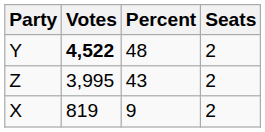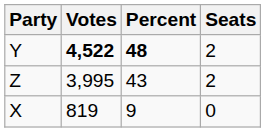(137, 50) normal -> (137, 50) bold
(210, 111) 2 -> (210, 111) 0
